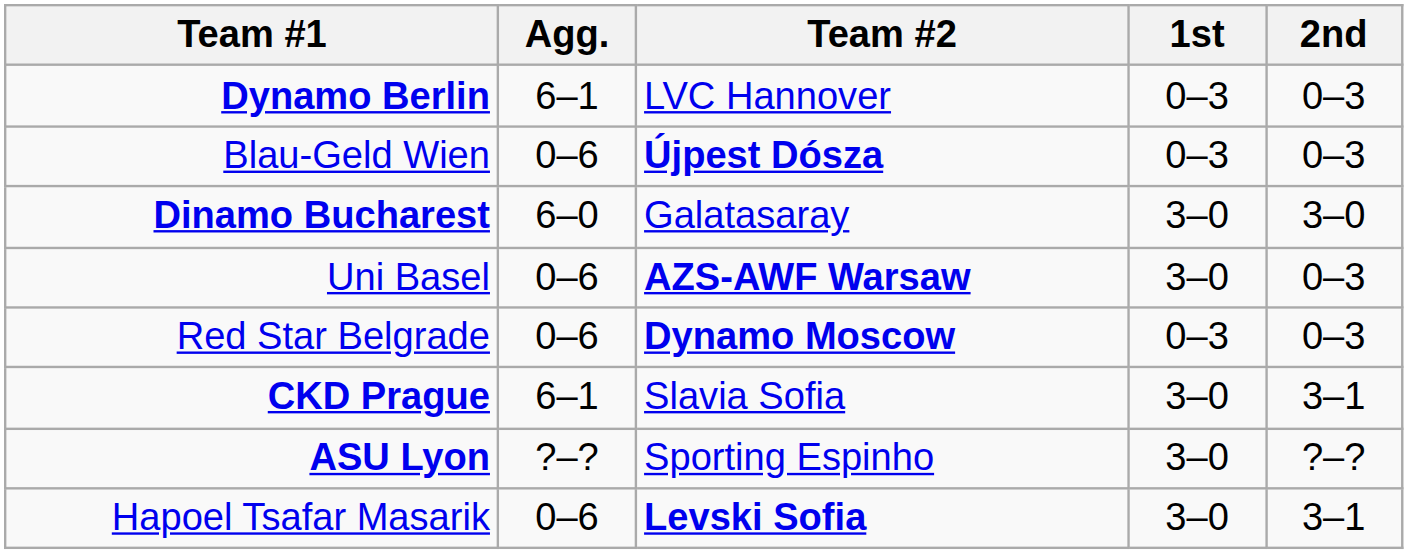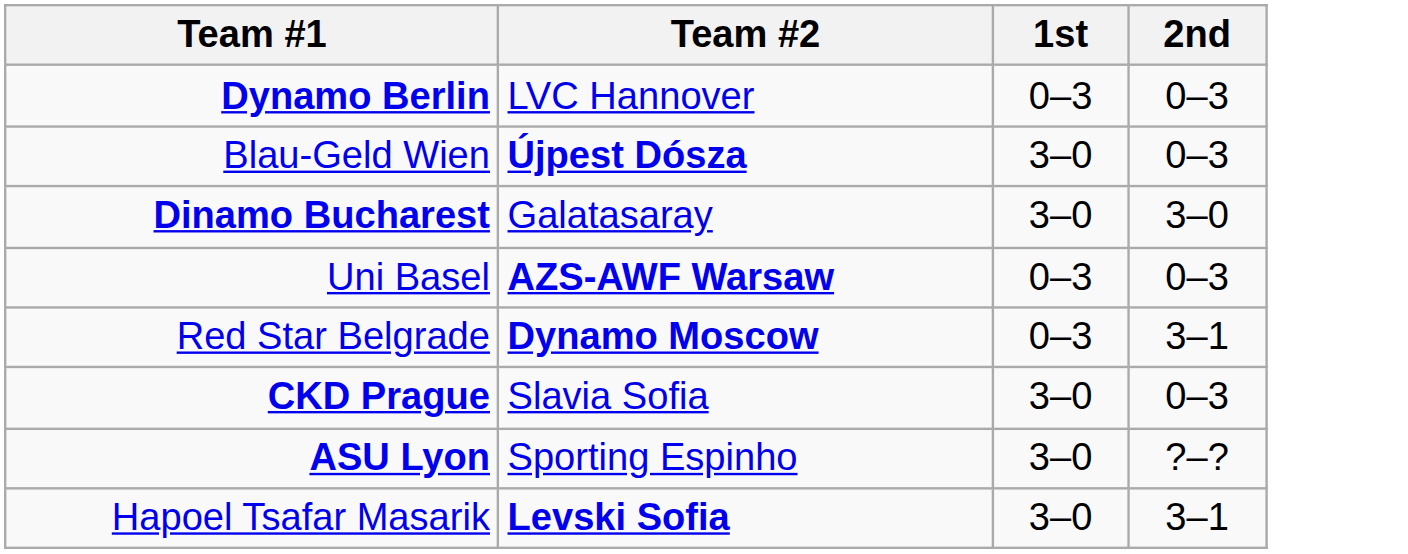- column: (567, 34)
(1197, 155) 0–3 -> (1061, 155) 3–0
(1197, 276) 3–0 -> (1061, 276) 0–3
(1334, 336) 0–3 -> (1197, 336) 3–1
(1334, 397) 3–1 -> (1197, 397) 0–3
